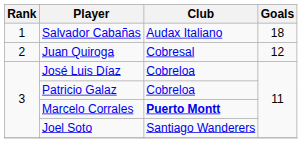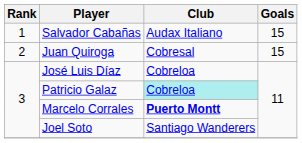(277, 33) 18 -> (277, 33) 15
(277, 52) 12 -> (277, 52) 15
(171, 90) no background -> (171, 90) paleturquoise background
